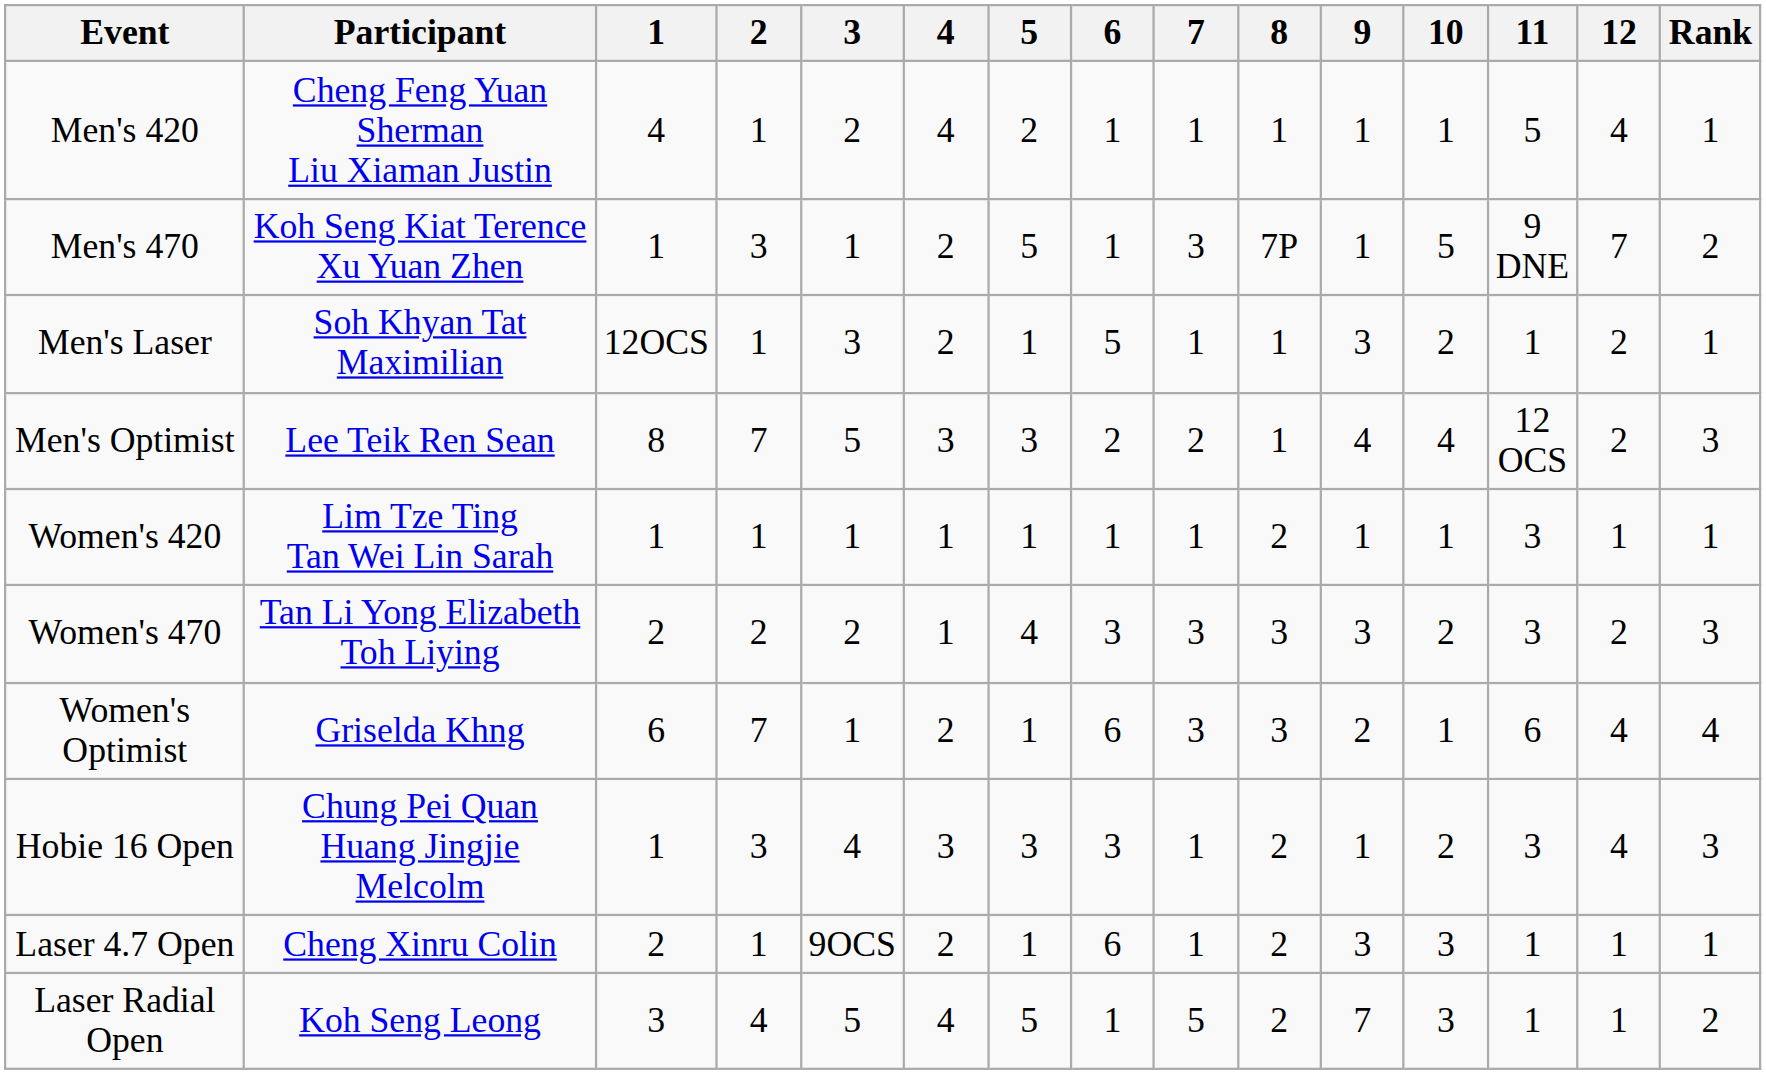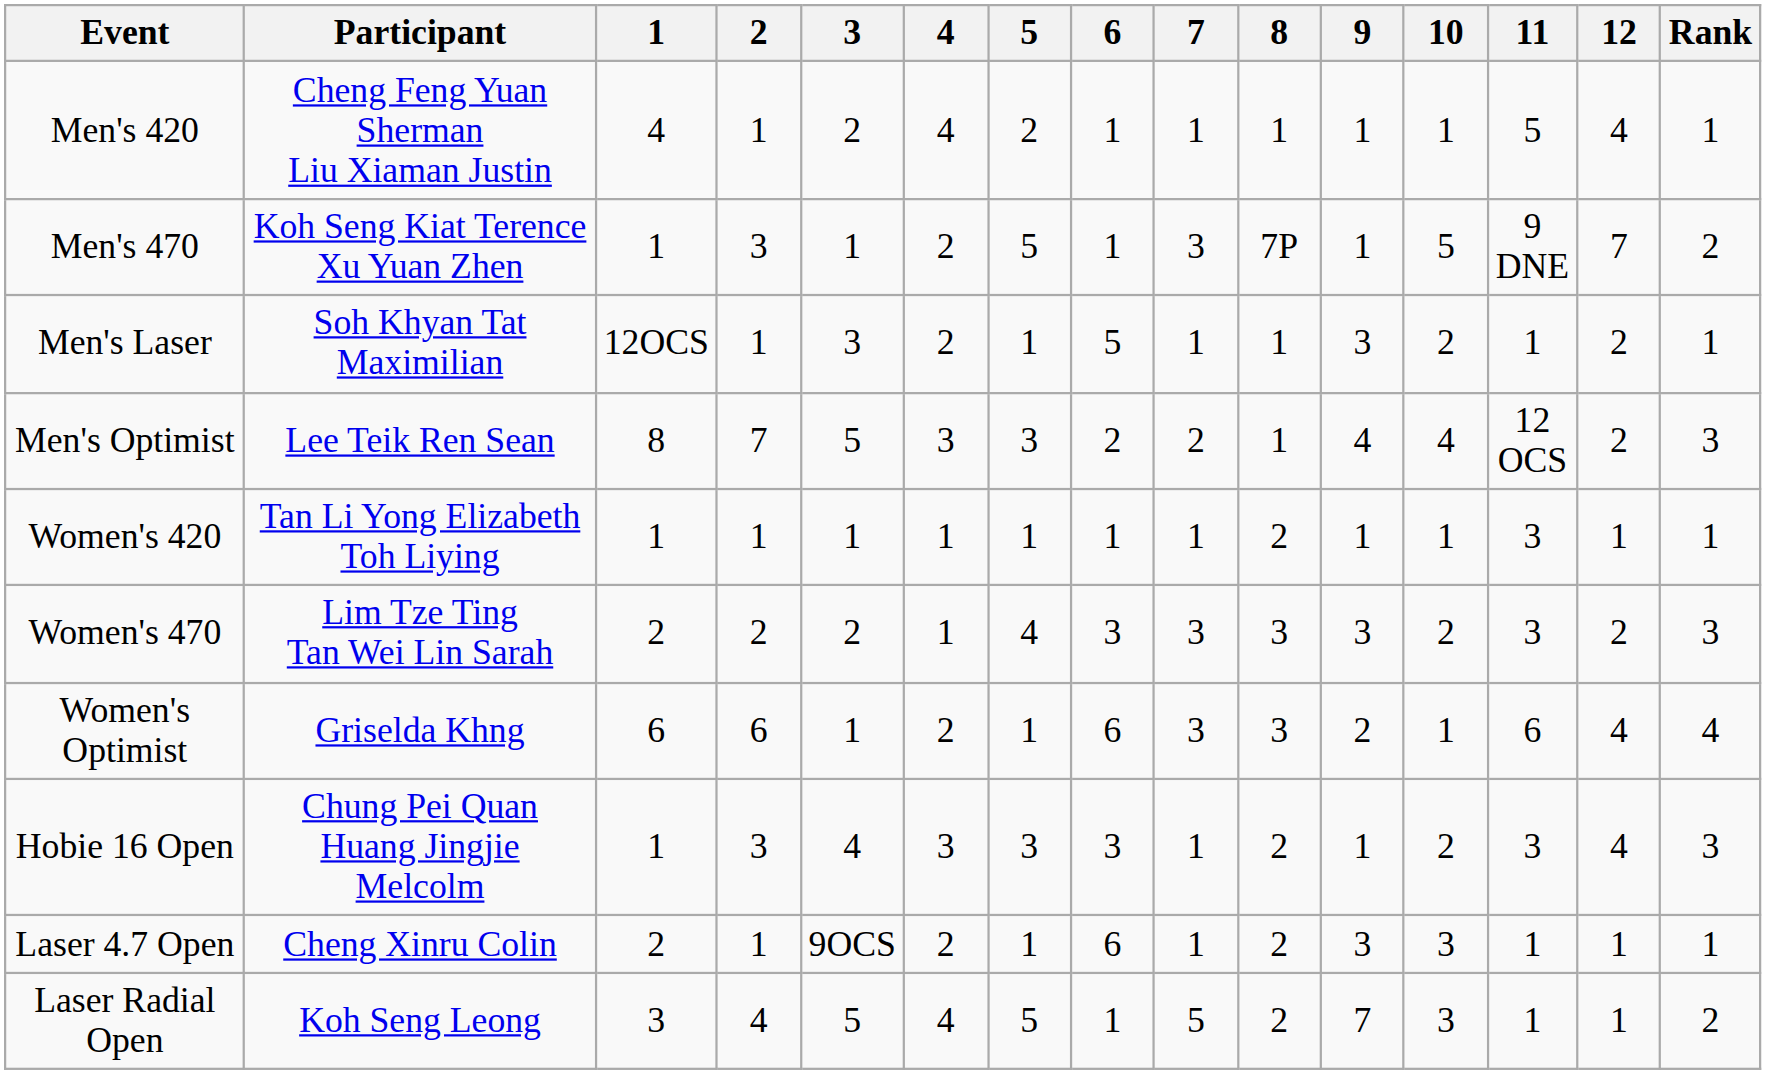(420, 536) Lim Tze Ting Tan Wei Lin Sarah -> (420, 536) Tan Li Yong Elizabeth Toh Liying
(420, 633) Tan Li Yong Elizabeth Toh Liying -> (420, 633) Lim Tze Ting Tan Wei Lin Sarah
(759, 729) 7 -> (759, 729) 6
